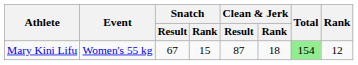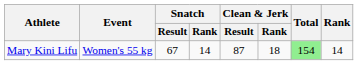(205, 50) 15 -> (205, 50) 14
(337, 50) 12 -> (337, 50) 14
